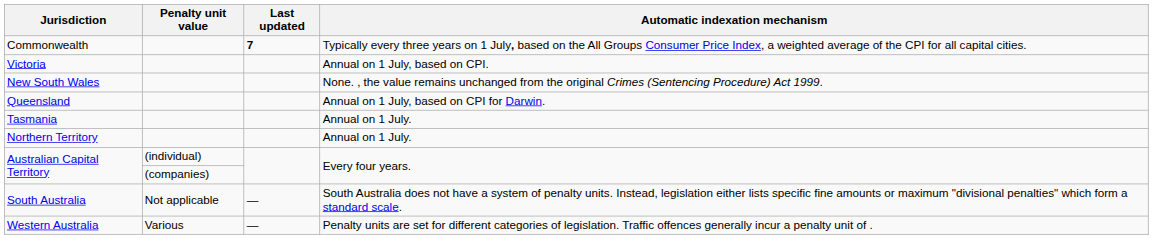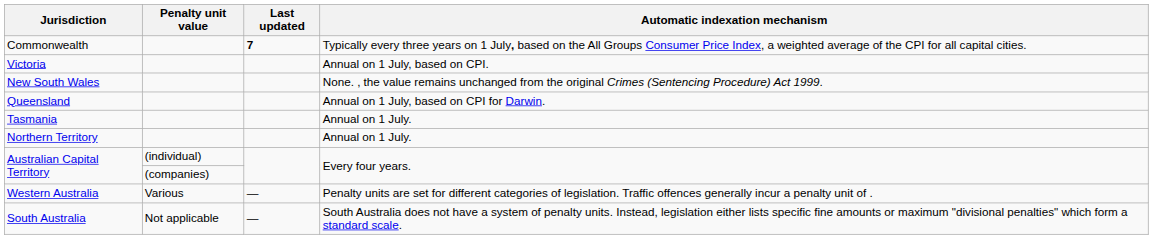rows swapped: (53, 225) <-> (46, 200)
